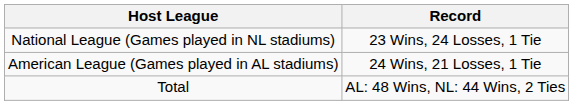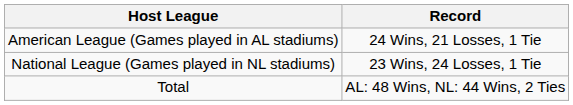rows swapped: (173, 40) <-> (173, 64)
